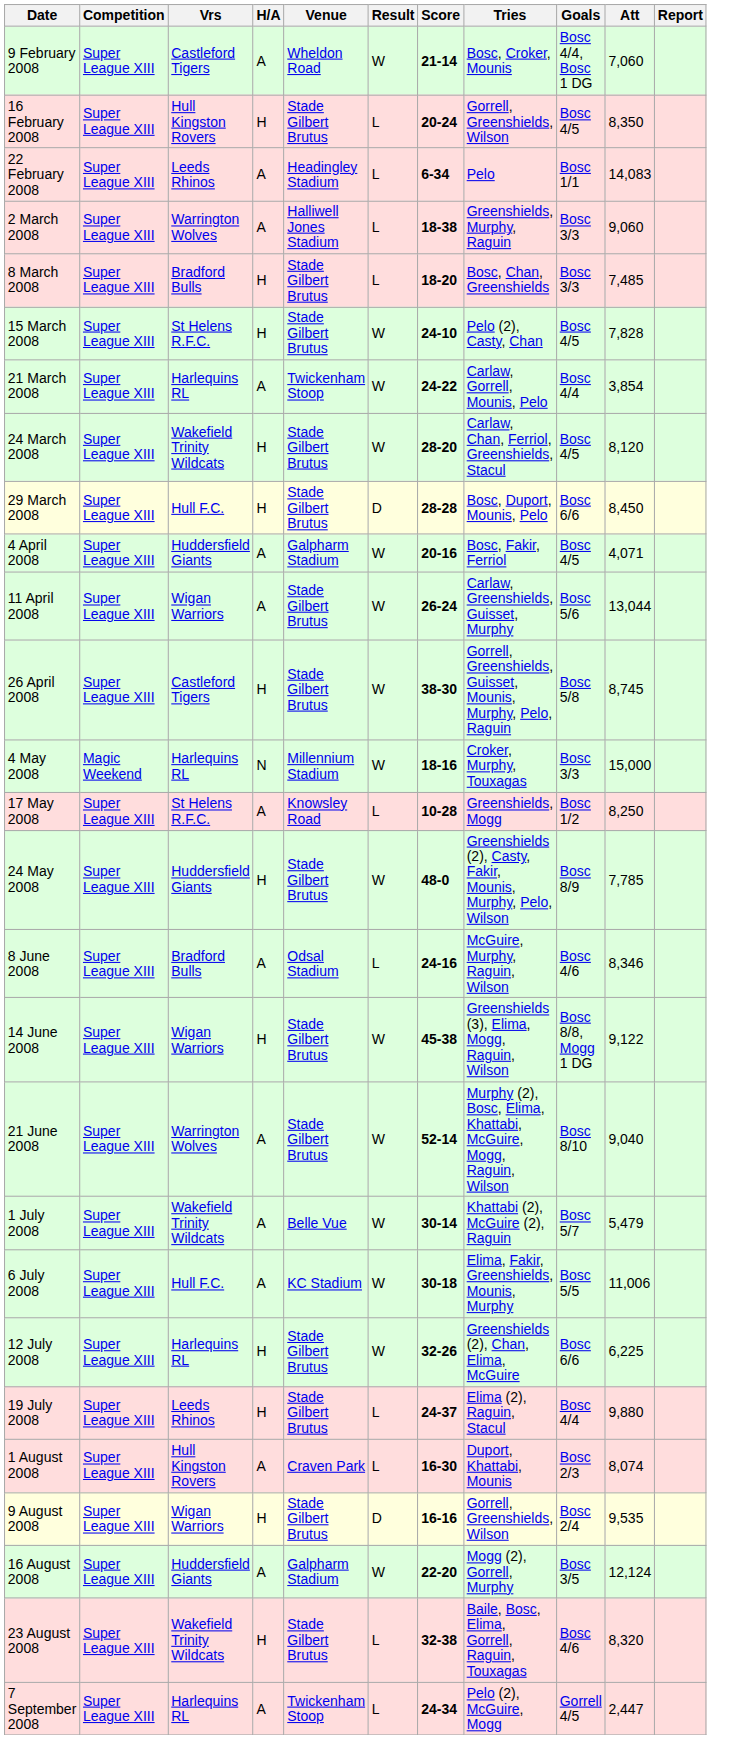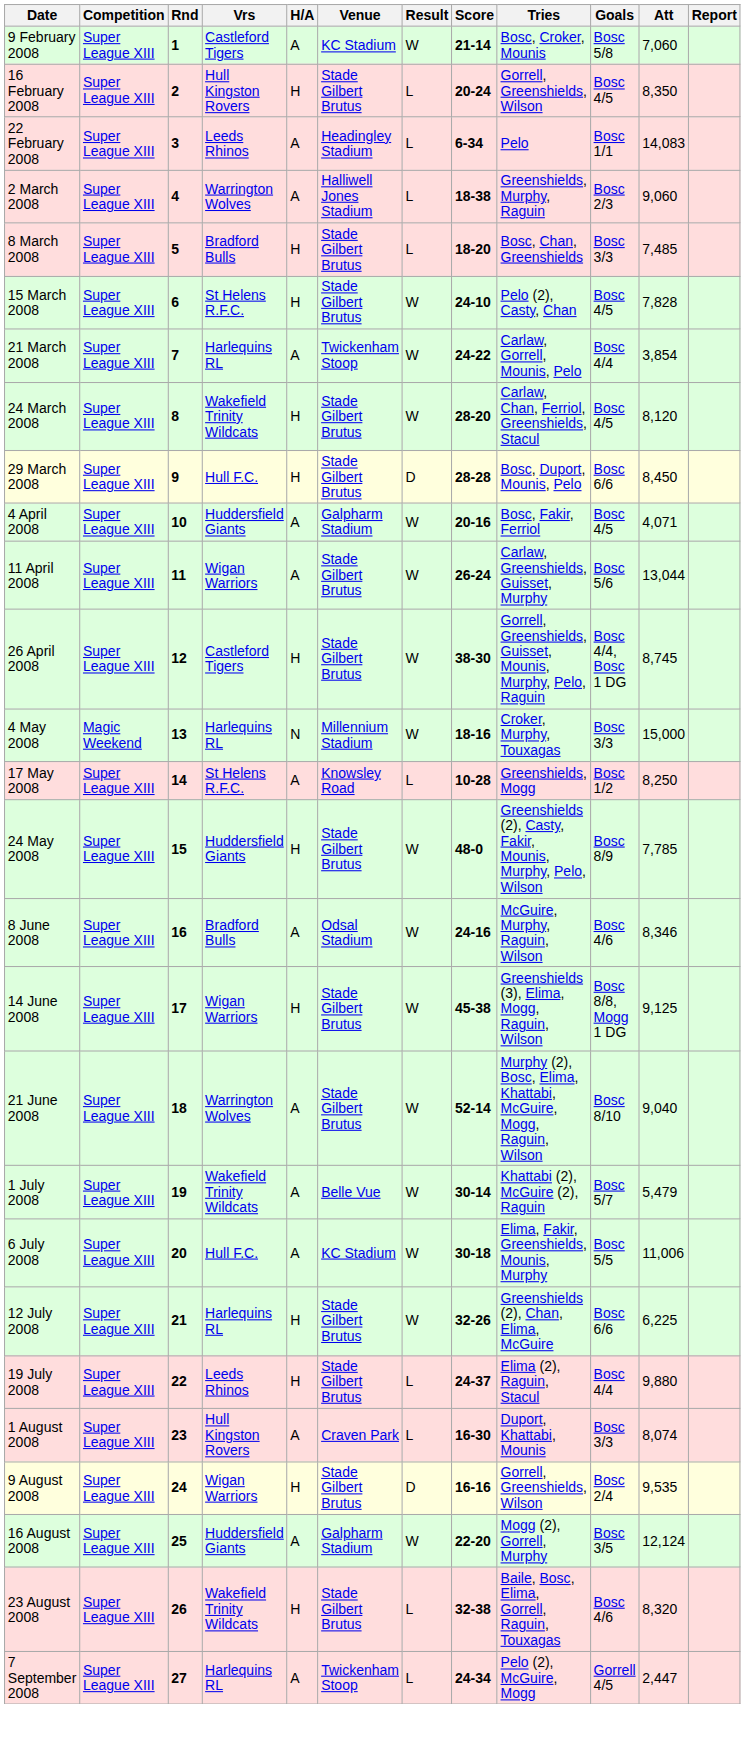+ column: (185, 15)
(315, 60) Wheldon Road -> (358, 45) KC Stadium
(576, 60) Bosc 4/4, Bosc 1 DG -> (609, 45) Bosc 5/8
(575, 227) Bosc 3/3 -> (609, 196) Bosc 2/3
(575, 690) Bosc 5/8 -> (610, 659) Bosc 4/4, Bosc 1 DG
(376, 963) L -> (412, 932) W
(626, 1039) 9,122 -> (660, 1009) 9,125
(575, 1465) Bosc 2/3 -> (609, 1435) Bosc 3/3
